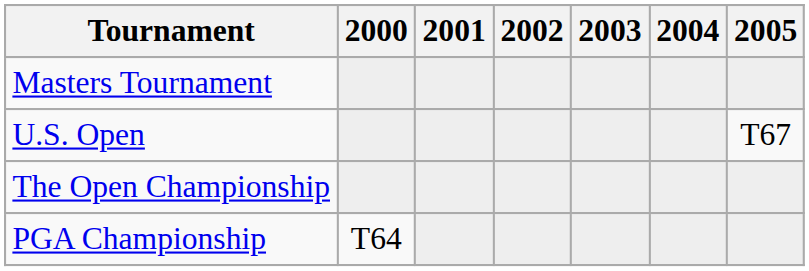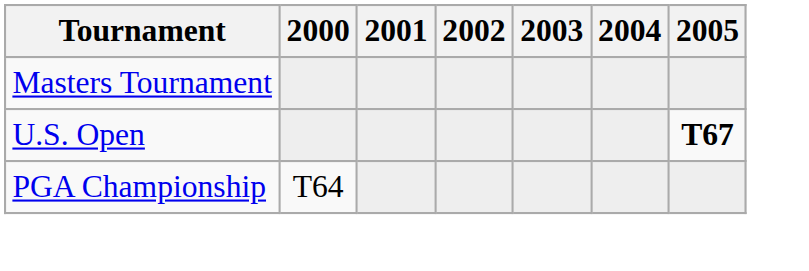(766, 135) normal -> (708, 135) bold
- row: (171, 187)
